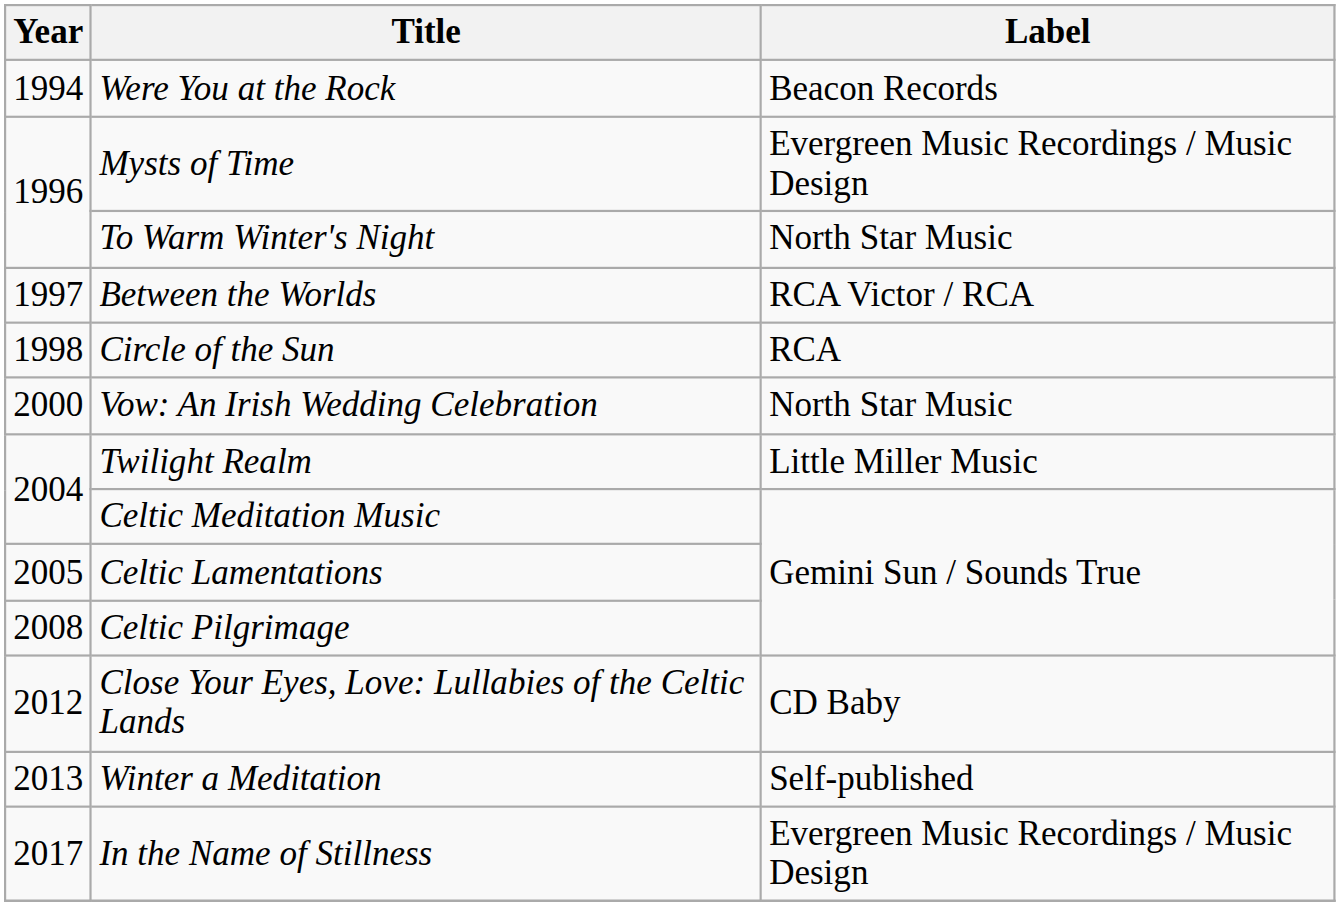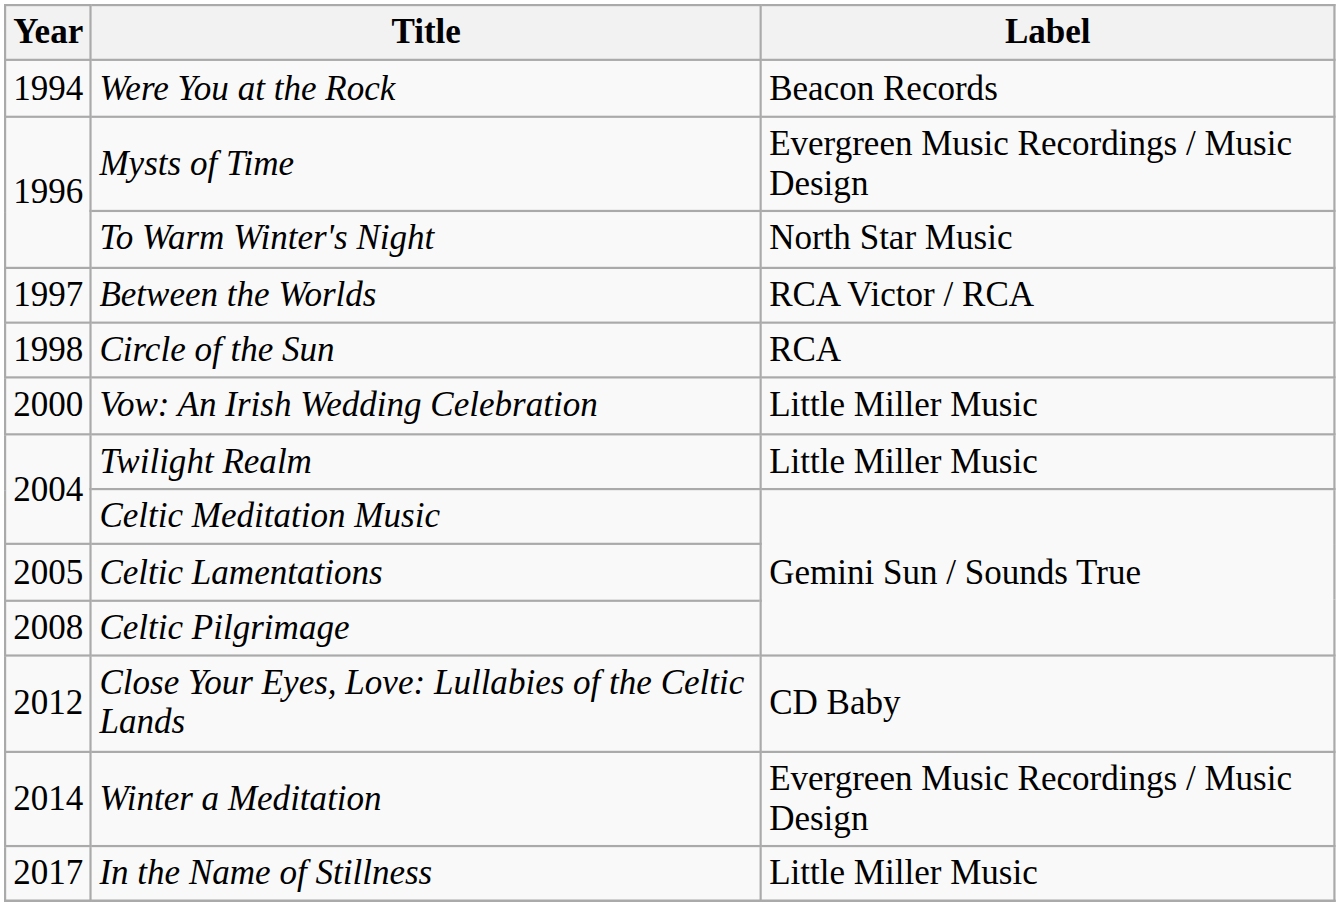(891, 405) North Star Music -> (903, 405) Little Miller Music
(48, 777) 2013 -> (48, 797) 2014
(871, 777) Self-published -> (1031, 797) Evergreen Music Recordings / Music Design
(1031, 853) Evergreen Music Recordings / Music Design -> (903, 872) Little Miller Music
